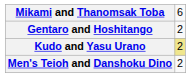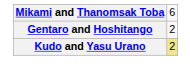- row: (90, 64)
